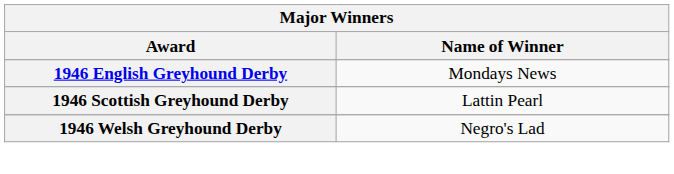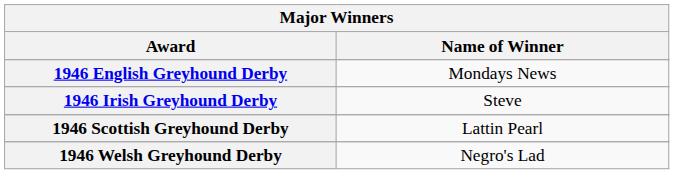+ row: (171, 100)
